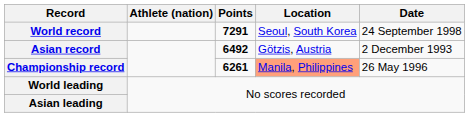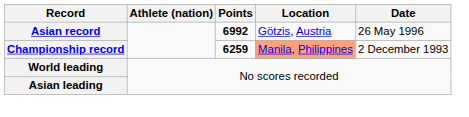- row: (66, 31)
(236, 49) 6492 -> (236, 31) 6992
(407, 49) 2 December 1993 -> (391, 31) 26 May 1996
(236, 67) 6261 -> (236, 49) 6259
(395, 67) 26 May 1996 -> (403, 49) 2 December 1993
